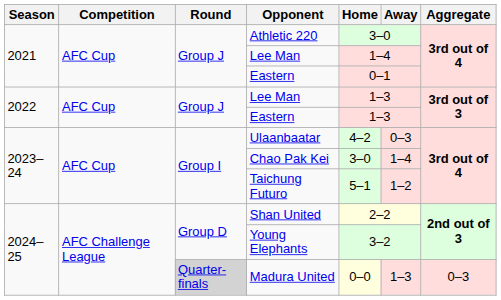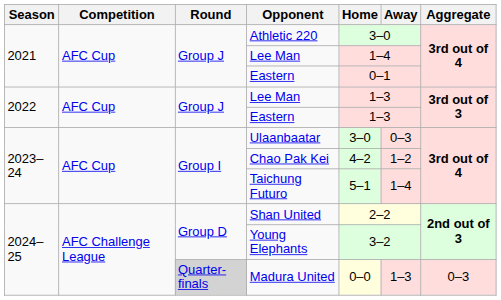(360, 138) 4–2 -> (360, 138) 3–0
(360, 158) 3–0 -> (360, 158) 4–2
(401, 158) 1–4 -> (401, 158) 1–2
(401, 186) 1–2 -> (401, 186) 1–4
